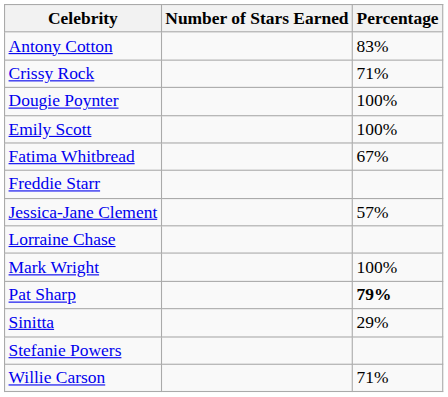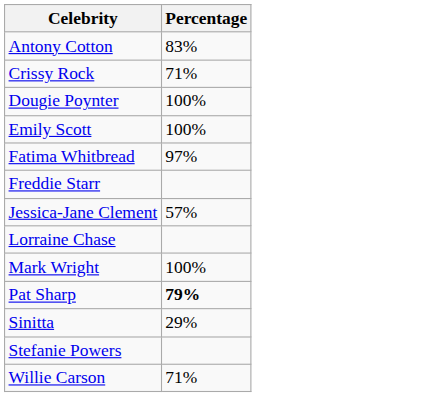- column: (257, 18)
(373, 156) 67% -> (181, 156) 97%
